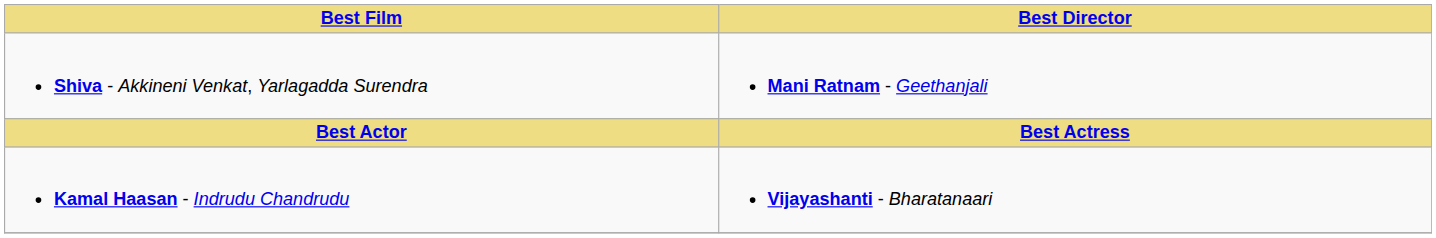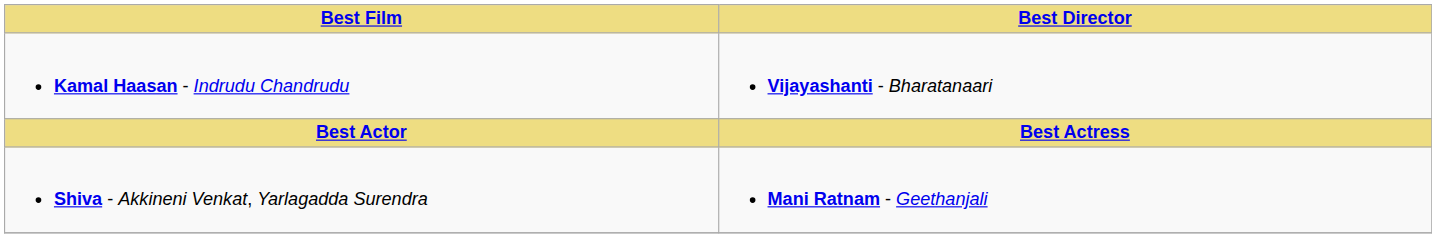rows swapped: (361, 86) <-> (361, 200)
